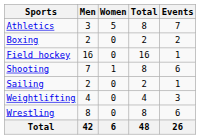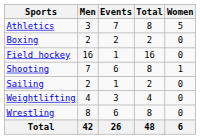columns swapped: (113, 12) <-> (178, 12)
